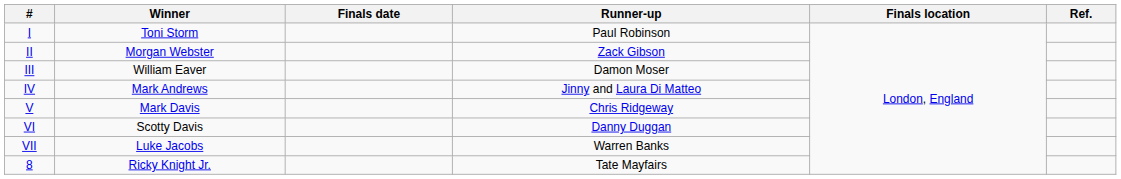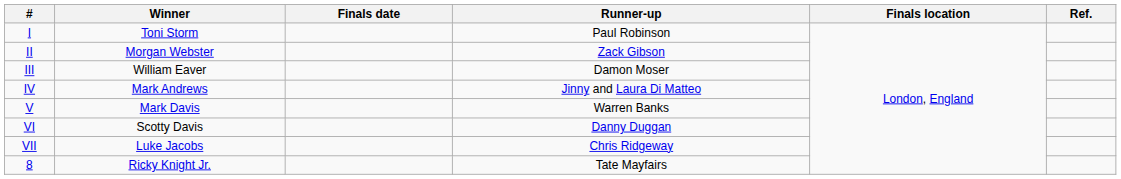(631, 108) Chris Ridgeway -> (631, 108) Warren Banks
(631, 146) Warren Banks -> (631, 146) Chris Ridgeway
